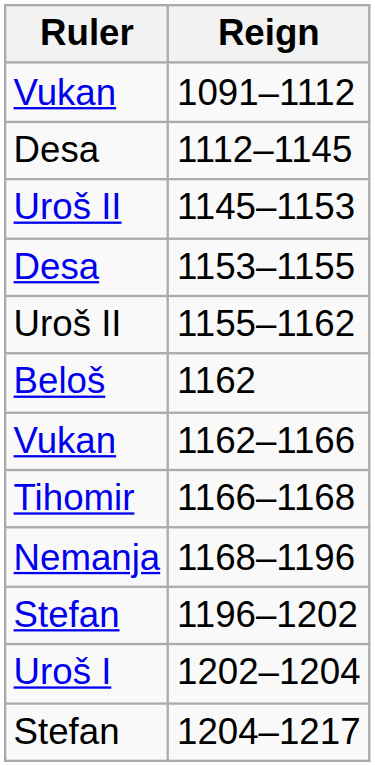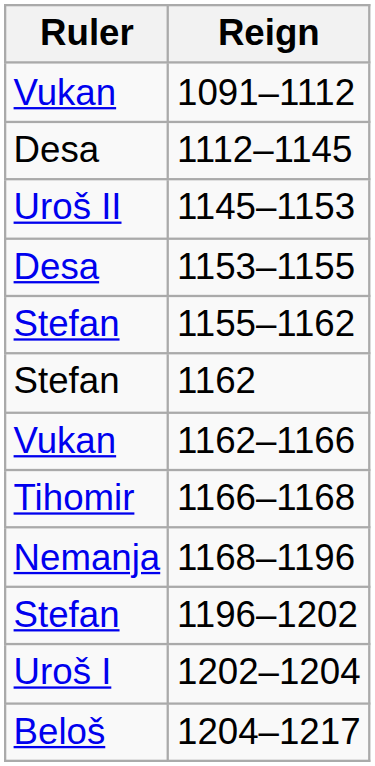(68, 324) Uroš II -> (67, 324) Stefan
(59, 382) Beloš -> (67, 382) Stefan
(67, 730) Stefan -> (59, 730) Beloš
